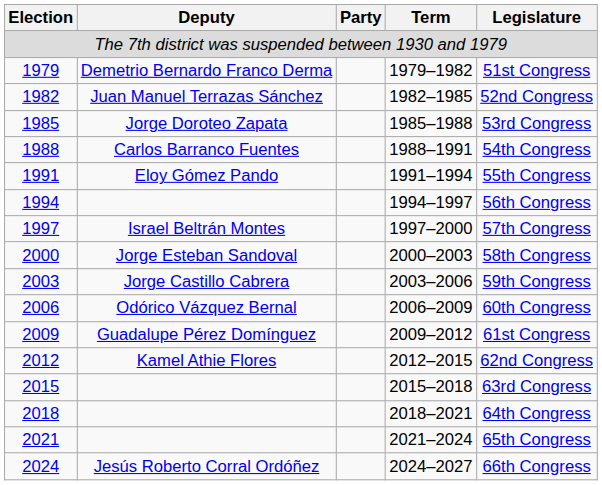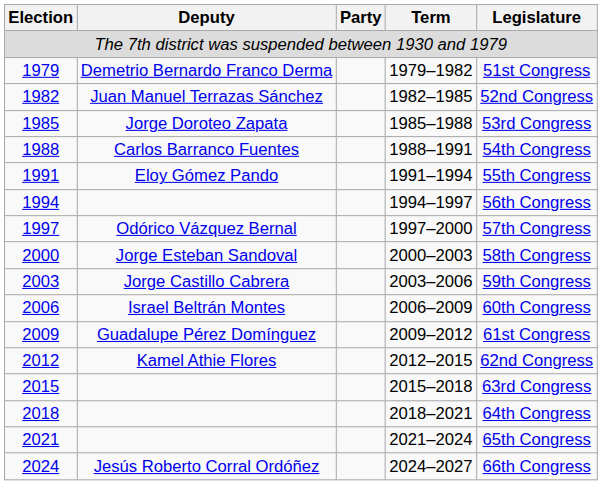(207, 228) Israel Beltrán Montes -> (207, 228) Odórico Vázquez Bernal
(207, 307) Odórico Vázquez Bernal -> (207, 307) Israel Beltrán Montes
